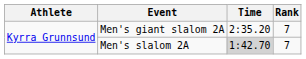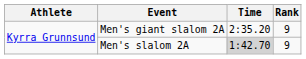(287, 29) 7 -> (287, 29) 9
(287, 45) 7 -> (287, 45) 9
